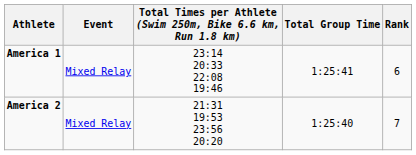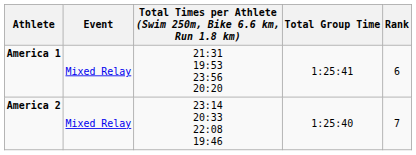(208, 71) 23:14 20:33 22:08 19:46 -> (208, 71) 21:31 19:53 23:56 20:20
(208, 123) 21:31 19:53 23:56 20:20 -> (208, 123) 23:14 20:33 22:08 19:46
